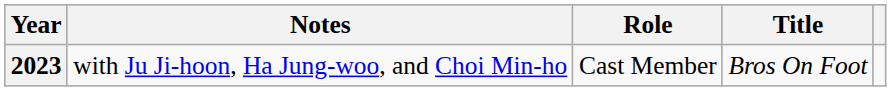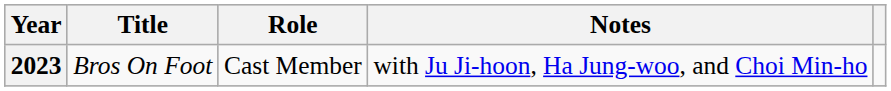columns swapped: (798, 24) <-> (320, 24)
